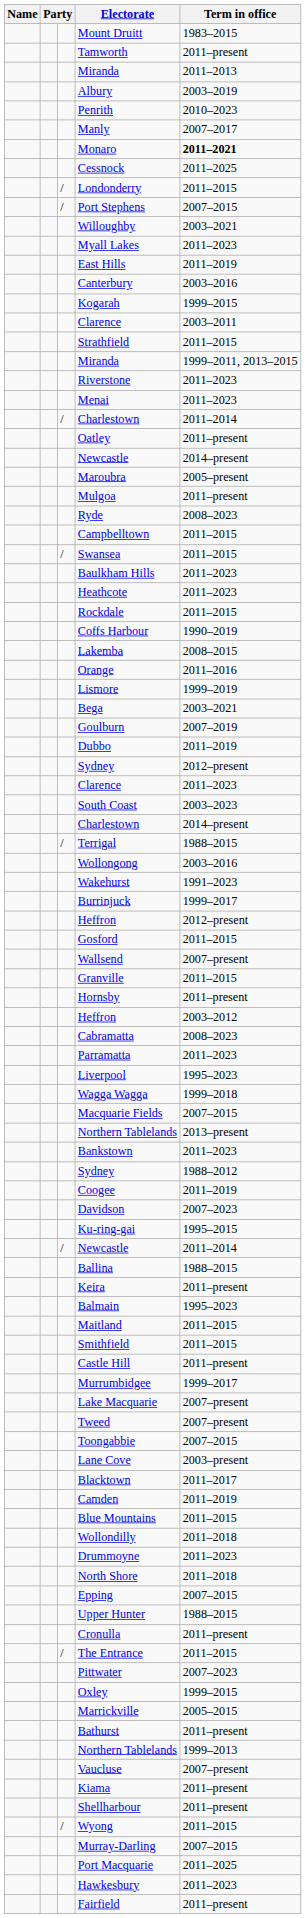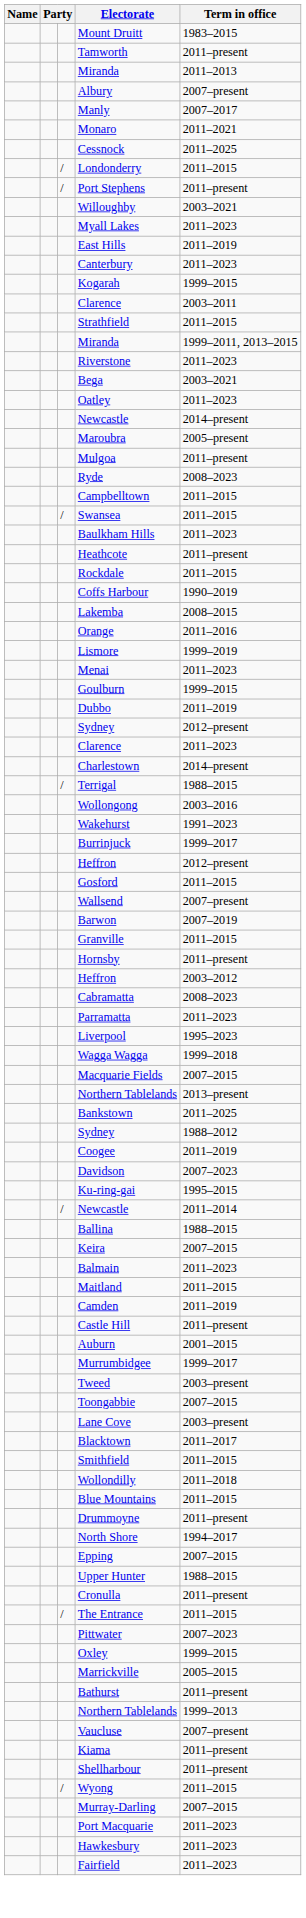(210, 91) 2003–2019 -> (215, 91) 2007–present
- row: (66, 110)
(210, 149) bold -> (210, 129) normal
(210, 206) 2007–2015 -> (215, 187) 2011–present
(210, 284) 2003–2016 -> (210, 264) 2011–2023
rows swapped: (66, 708) <-> (66, 400)
- row: (62, 419)
(215, 438) 2011–present -> (210, 399) 2011–2023
(210, 592) 2011–2023 -> (215, 554) 2011–present
(210, 727) 2007–2019 -> (210, 689) 1999–2015
- row: (66, 805)
+ row: (66, 920)
(210, 1151) 2011–2023 -> (210, 1113) 2011–2025
(215, 1286) 2011–present -> (210, 1248) 2007–2015
(210, 1306) 1995–2023 -> (210, 1267) 2011–2023
rows swapped: (66, 1499) <-> (66, 1345)
+ row: (66, 1345)
- row: (66, 1403)
(215, 1421) 2007–present -> (215, 1383) 2003–present
rows swapped: (66, 1538) <-> (66, 1518)
(210, 1556) 2011–2023 -> (215, 1518) 2011–present
(210, 1576) 2011–2018 -> (210, 1537) 1994–2017
(210, 1865) 2011–2025 -> (210, 1826) 2011–2023
(215, 1904) 2011–present -> (210, 1865) 2011–2023
